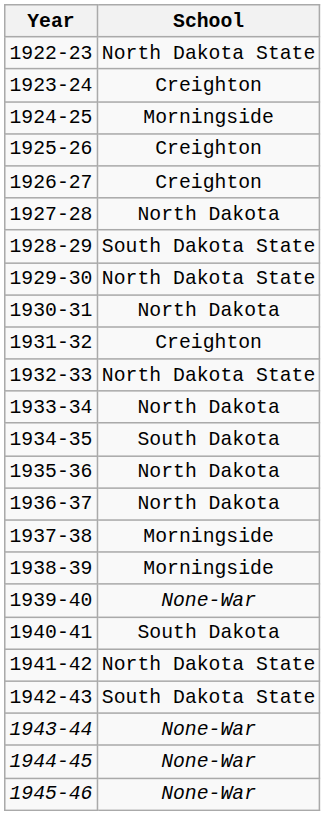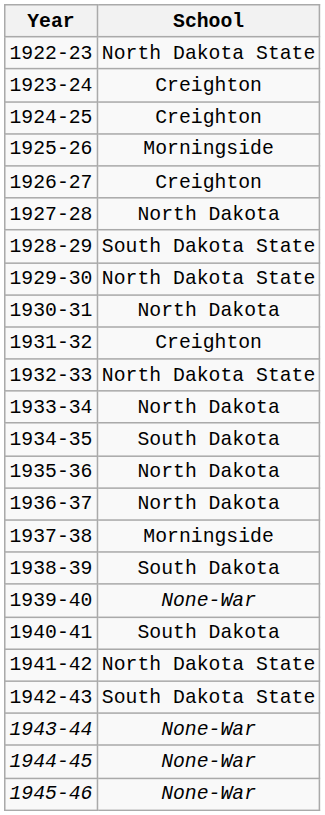(209, 117) Morningside -> (209, 117) Creighton
(209, 150) Creighton -> (209, 150) Morningside
(209, 568) Morningside -> (209, 568) South Dakota
